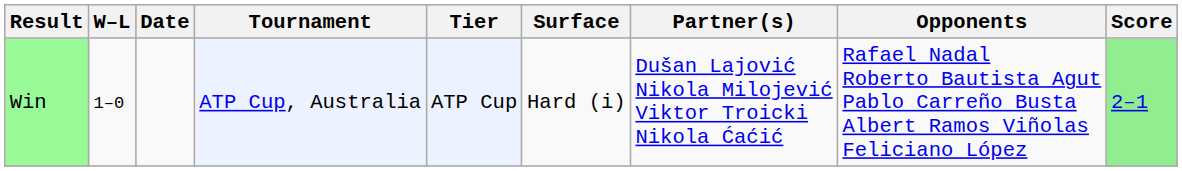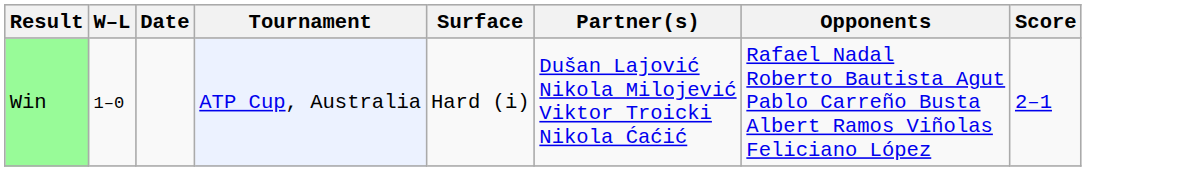- column: (474, 22)
(1130, 102) lightgreen background -> (1033, 102) no background
